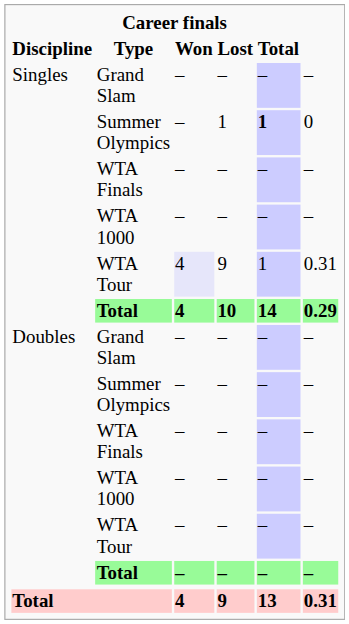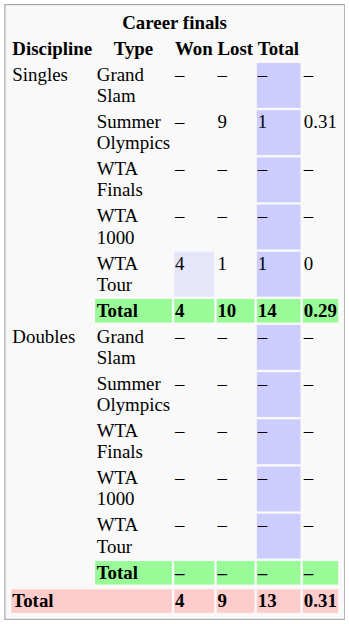(222, 122) 1 -> (222, 122) 9
(263, 122) bold -> (263, 122) normal
(309, 122) 0 -> (320, 122) 0.31
(222, 263) 9 -> (222, 263) 1
(320, 263) 0.31 -> (309, 263) 0
